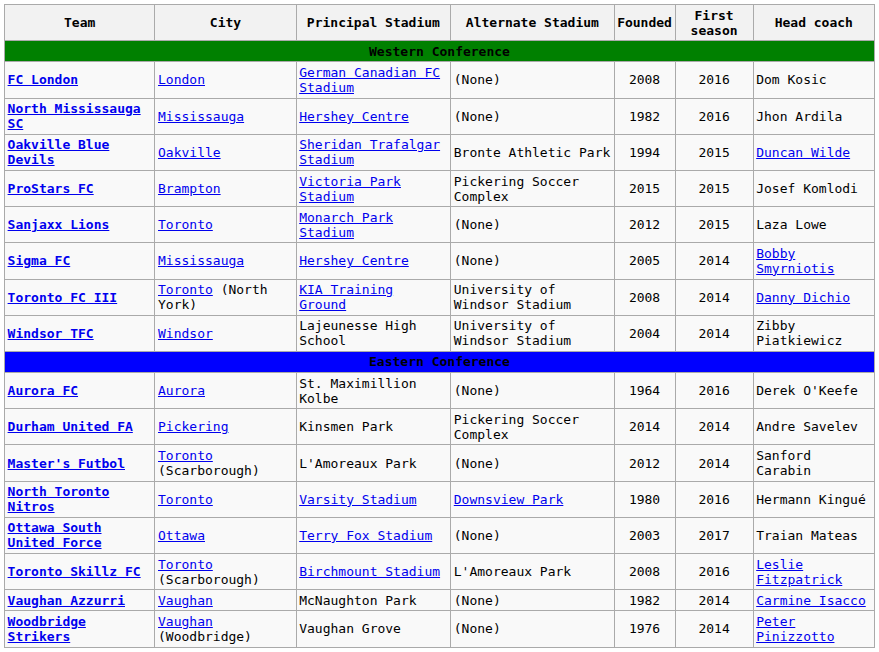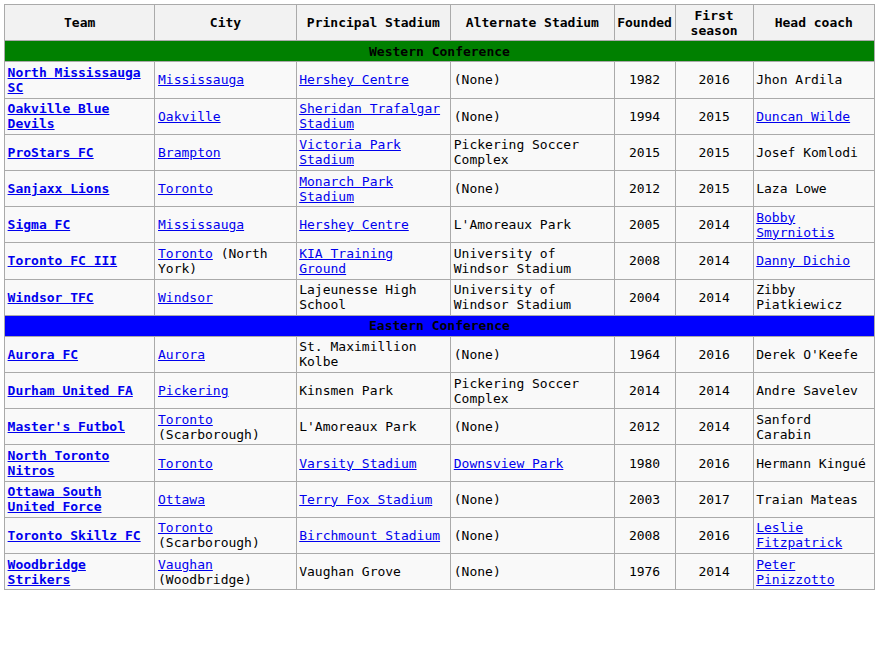- row: (43, 80)
(532, 152) Bronte Athletic Park -> (477, 116) (None)
(477, 261) (None) -> (512, 225) L'Amoreaux Park
(512, 572) L'Amoreaux Park -> (477, 535) (None)
- row: (66, 600)
